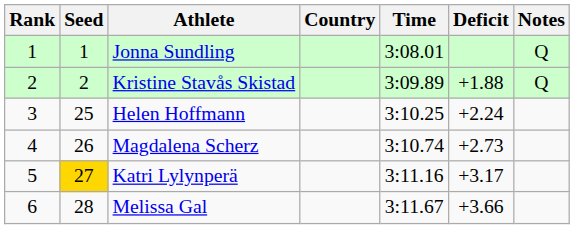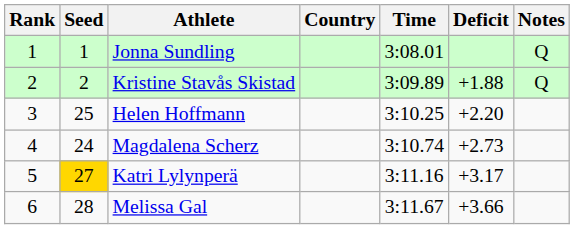(481, 113) +2.24 -> (481, 113) +2.20
(84, 144) 26 -> (84, 144) 24
